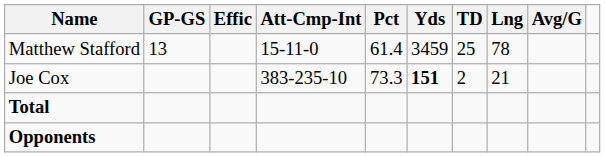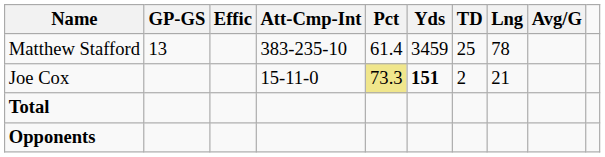(290, 48) 15-11-0 -> (304, 48) 383-235-10
(304, 78) 383-235-10 -> (290, 78) 15-11-0
(386, 78) no background -> (386, 78) khaki background
